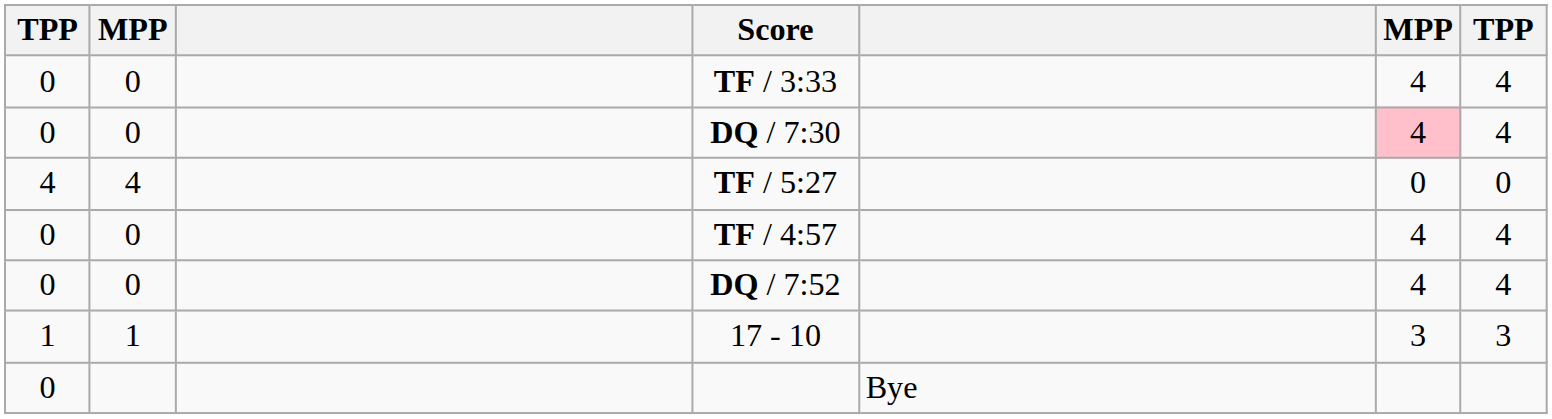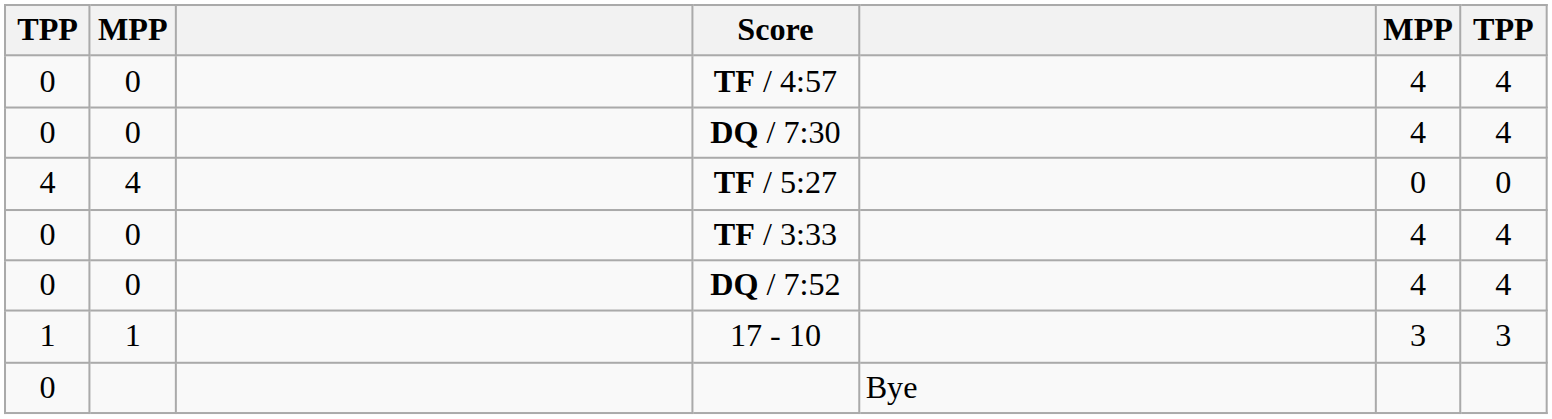rows swapped: (775, 81) <-> (775, 234)
(1418, 132) pink background -> (1418, 132) no background
